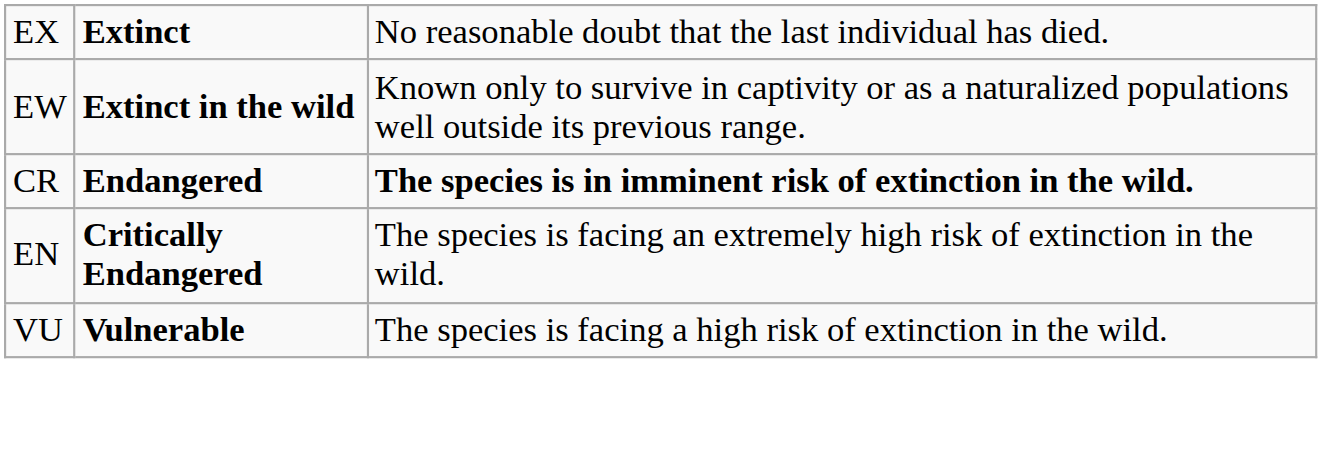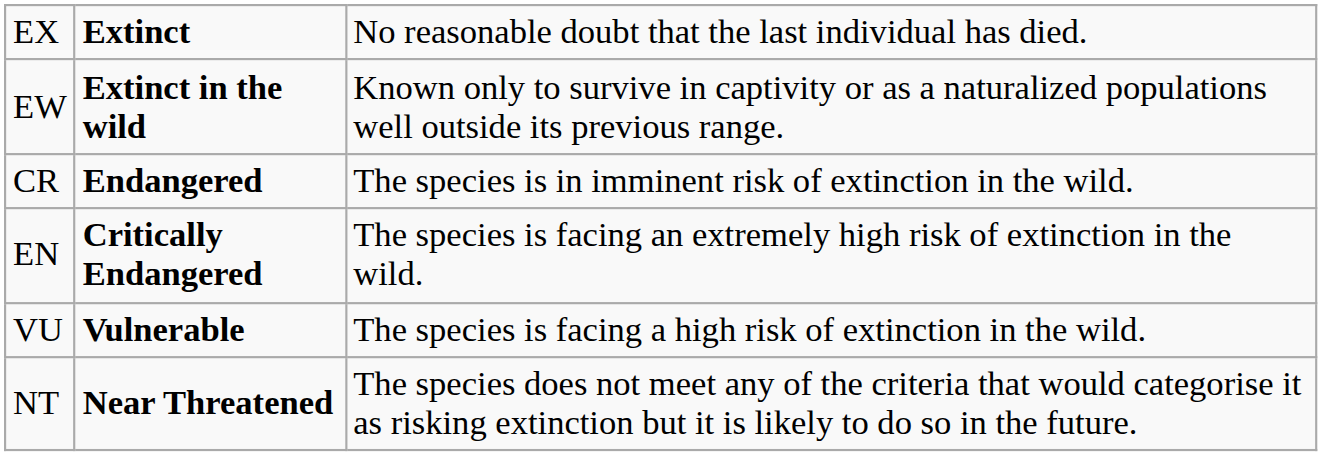(784, 180) bold -> (743, 180) normal
+ row: (36, 403)
